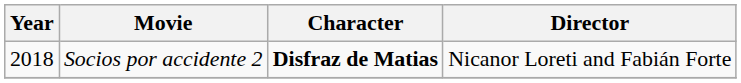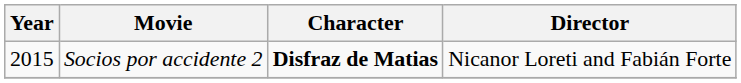(32, 59) 2018 -> (32, 59) 2015
